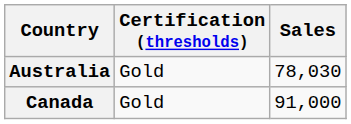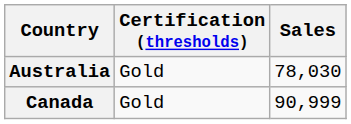(308, 103) 91,000 -> (308, 103) 90,999
